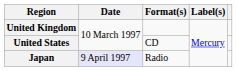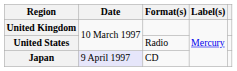(152, 43) CD -> (157, 43) Radio
(157, 58) Radio -> (152, 58) CD
